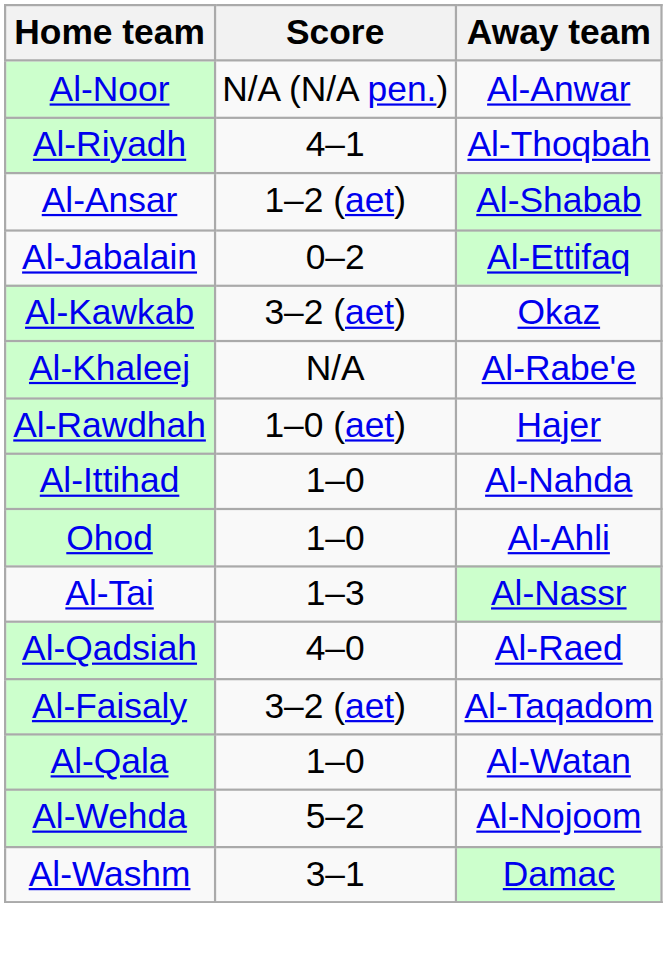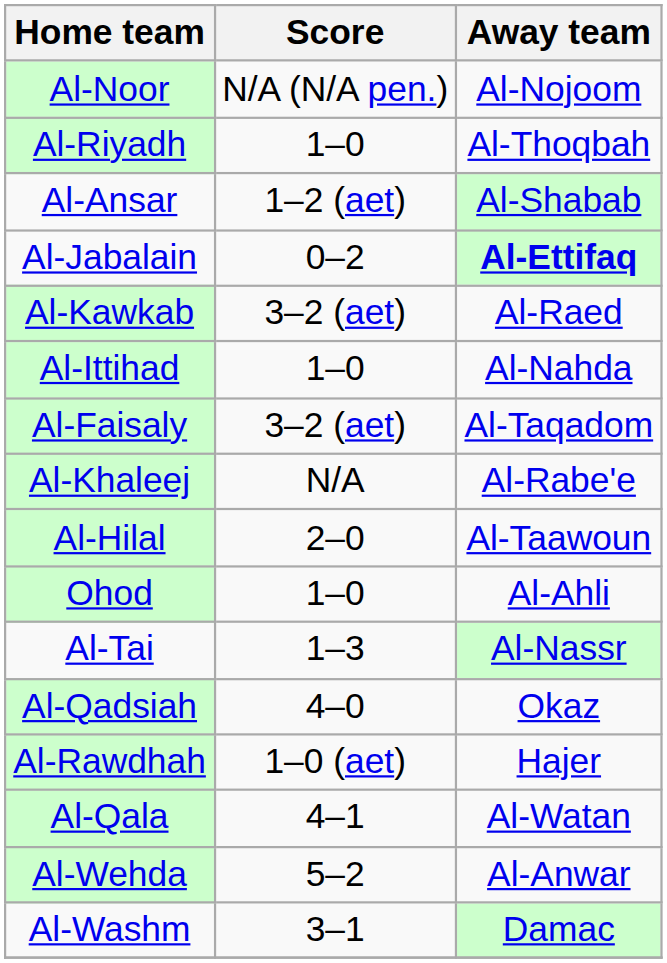(559, 88) Al-Anwar -> (559, 88) Al-Nojoom
(335, 144) 4–1 -> (335, 144) 1–0
(559, 256) normal -> (559, 256) bold
(559, 312) Okaz -> (559, 312) Al-Raed
rows swapped: (110, 369) <-> (110, 481)
rows swapped: (110, 705) <-> (110, 425)
+ row: (110, 537)
(559, 649) Al-Raed -> (559, 705) Okaz
(335, 761) 1–0 -> (335, 817) 4–1
(559, 817) Al-Nojoom -> (559, 873) Al-Anwar
